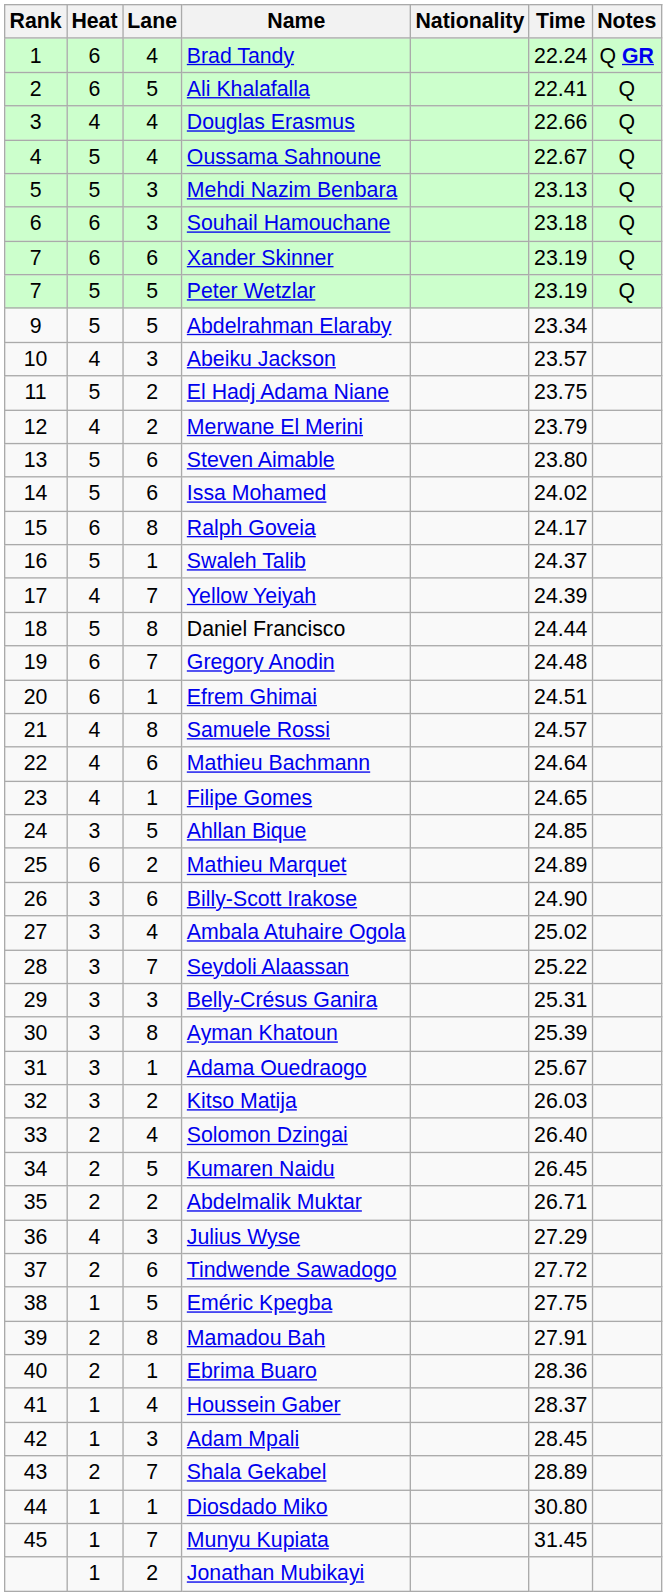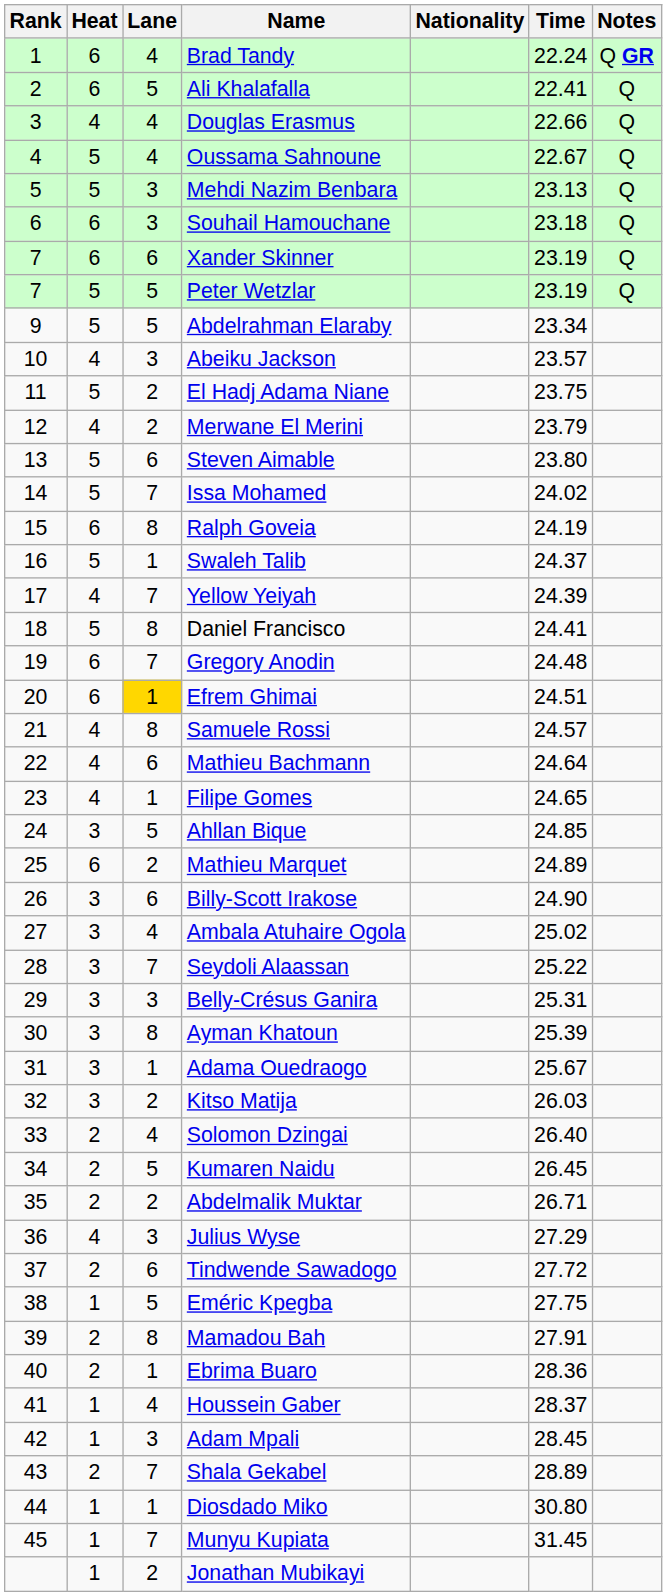(152, 493) 6 -> (152, 493) 7
(561, 527) 24.17 -> (561, 527) 24.19
(561, 628) 24.44 -> (561, 628) 24.41
(152, 696) no background -> (152, 696) gold background
